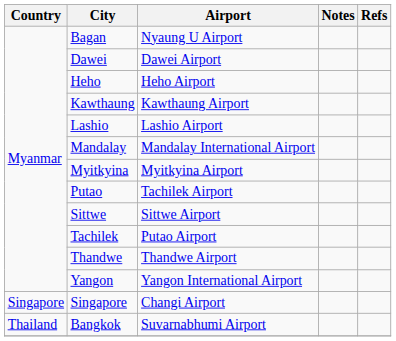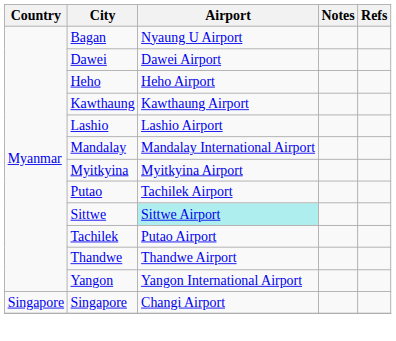(181, 214) no background -> (181, 214) paleturquoise background
- row: (96, 324)
